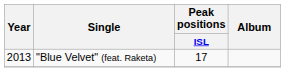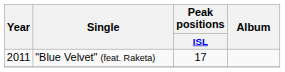(19, 58) 2013 -> (19, 58) 2011
